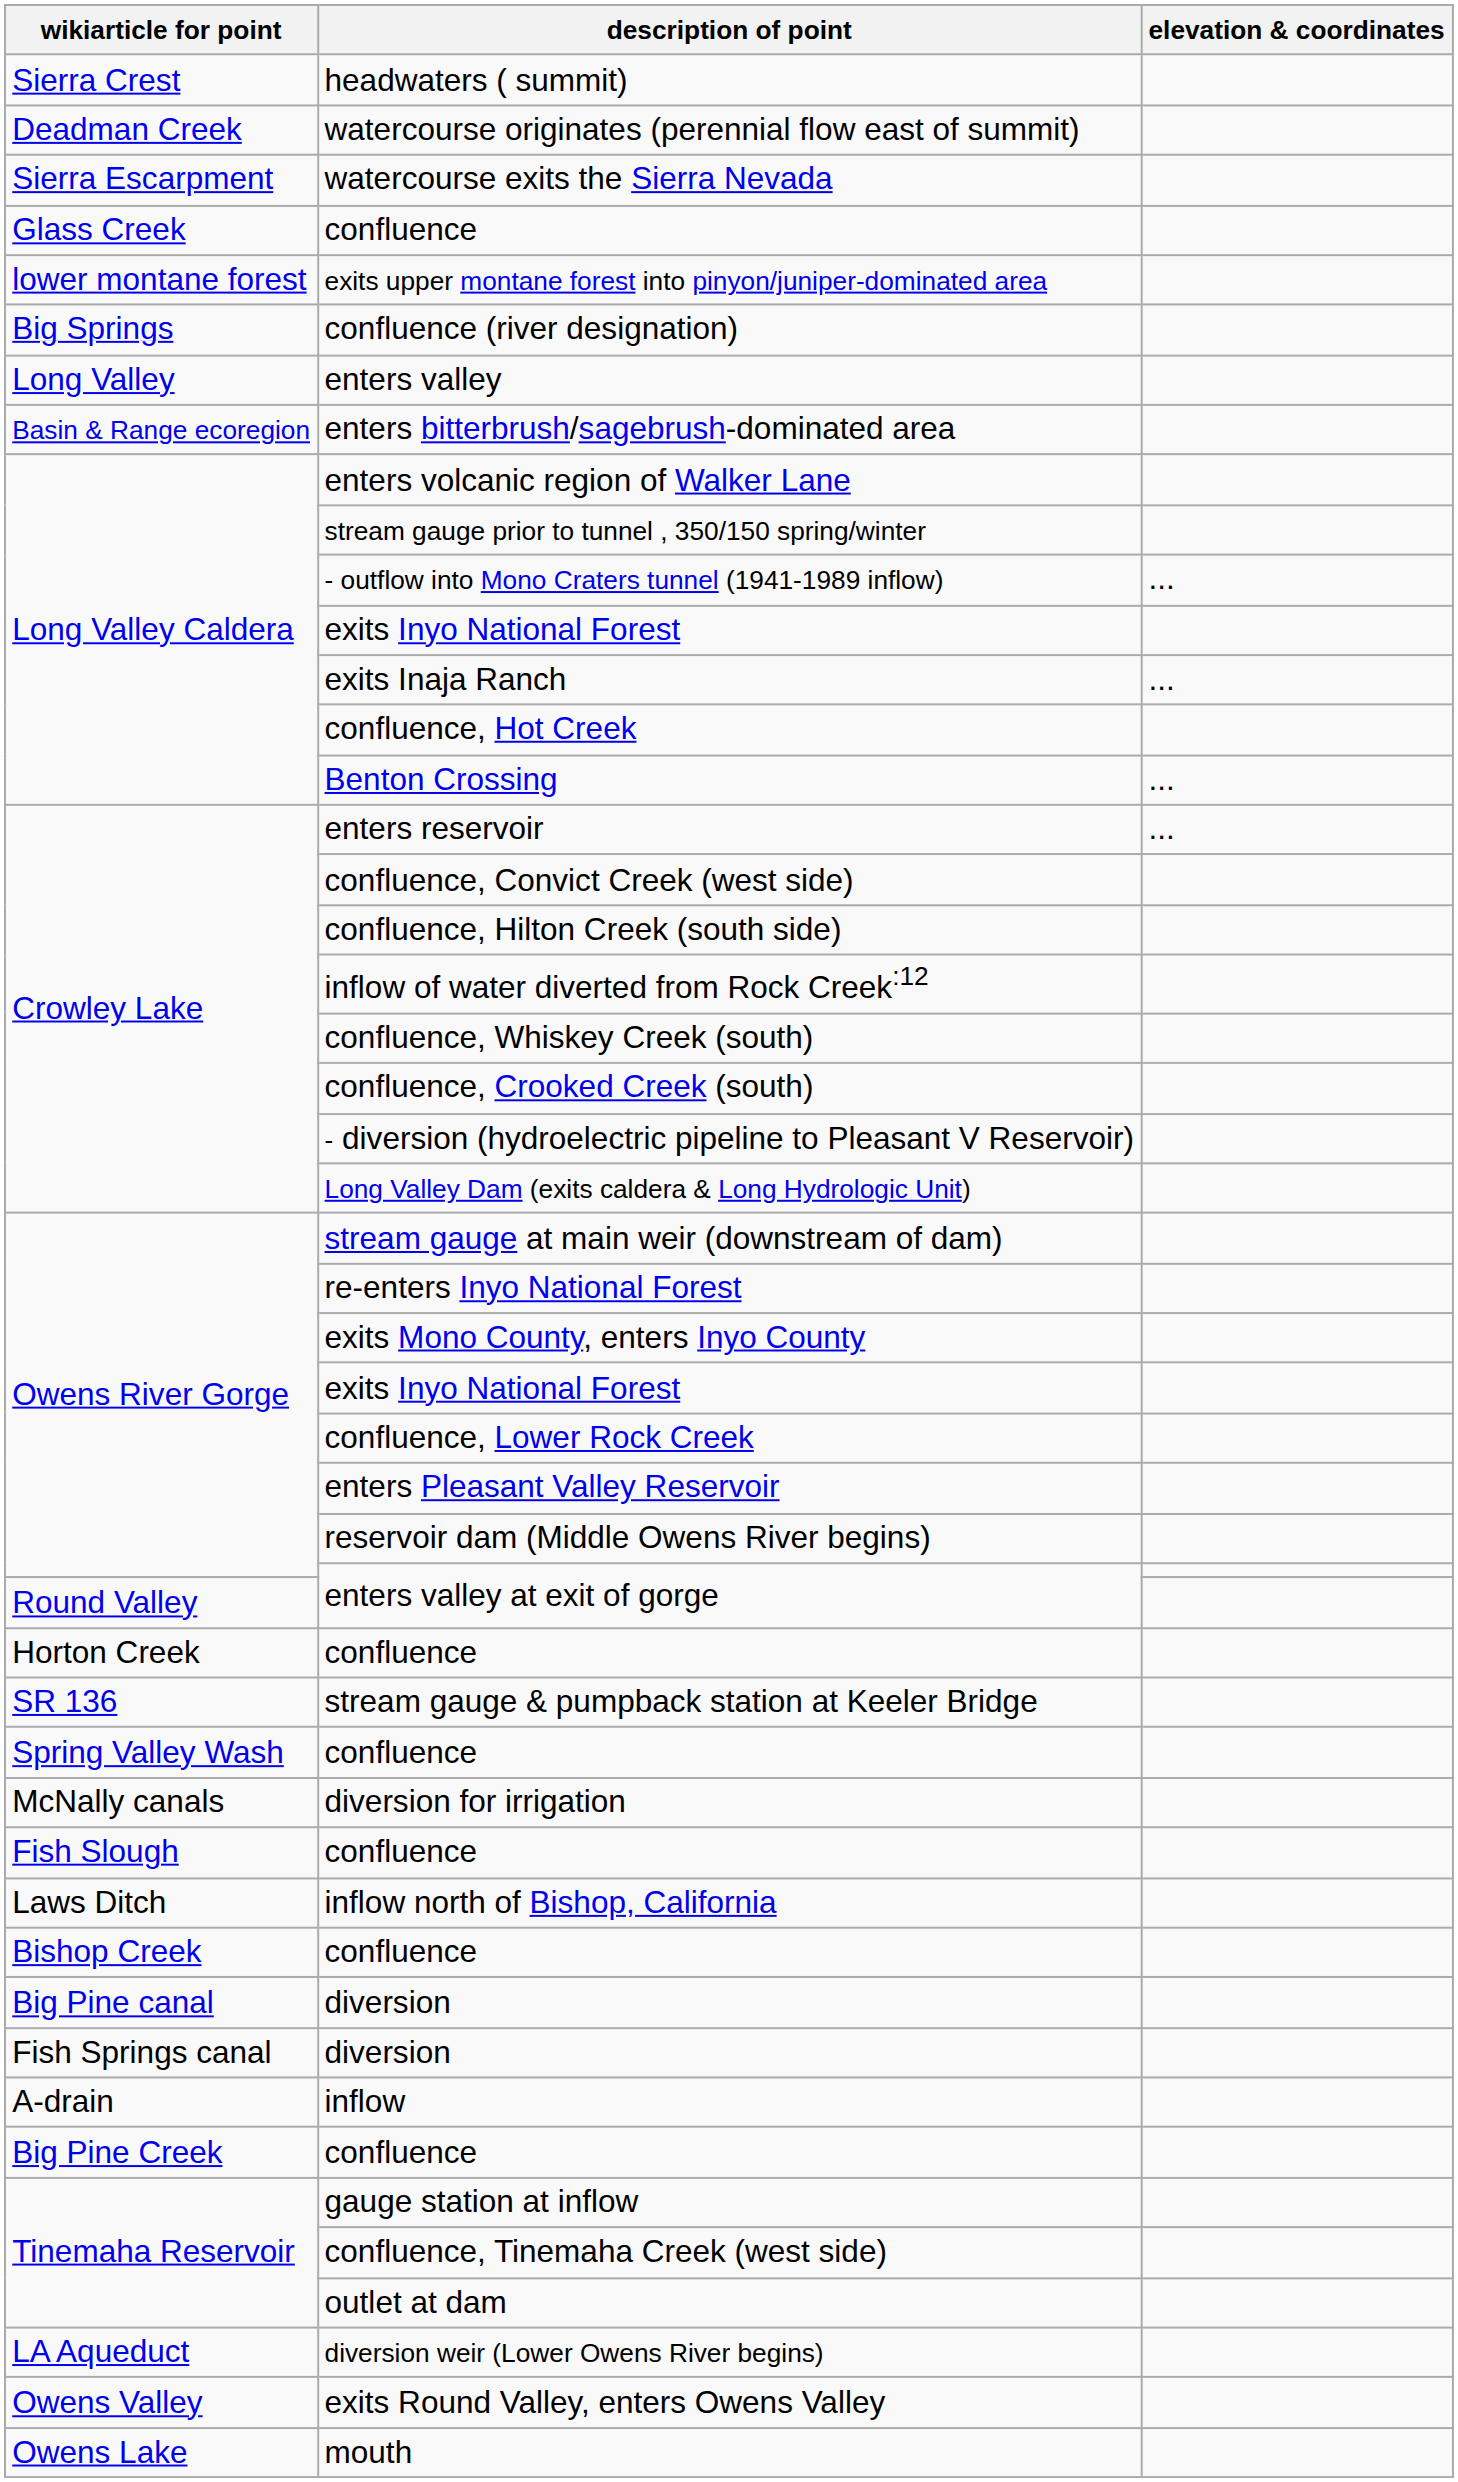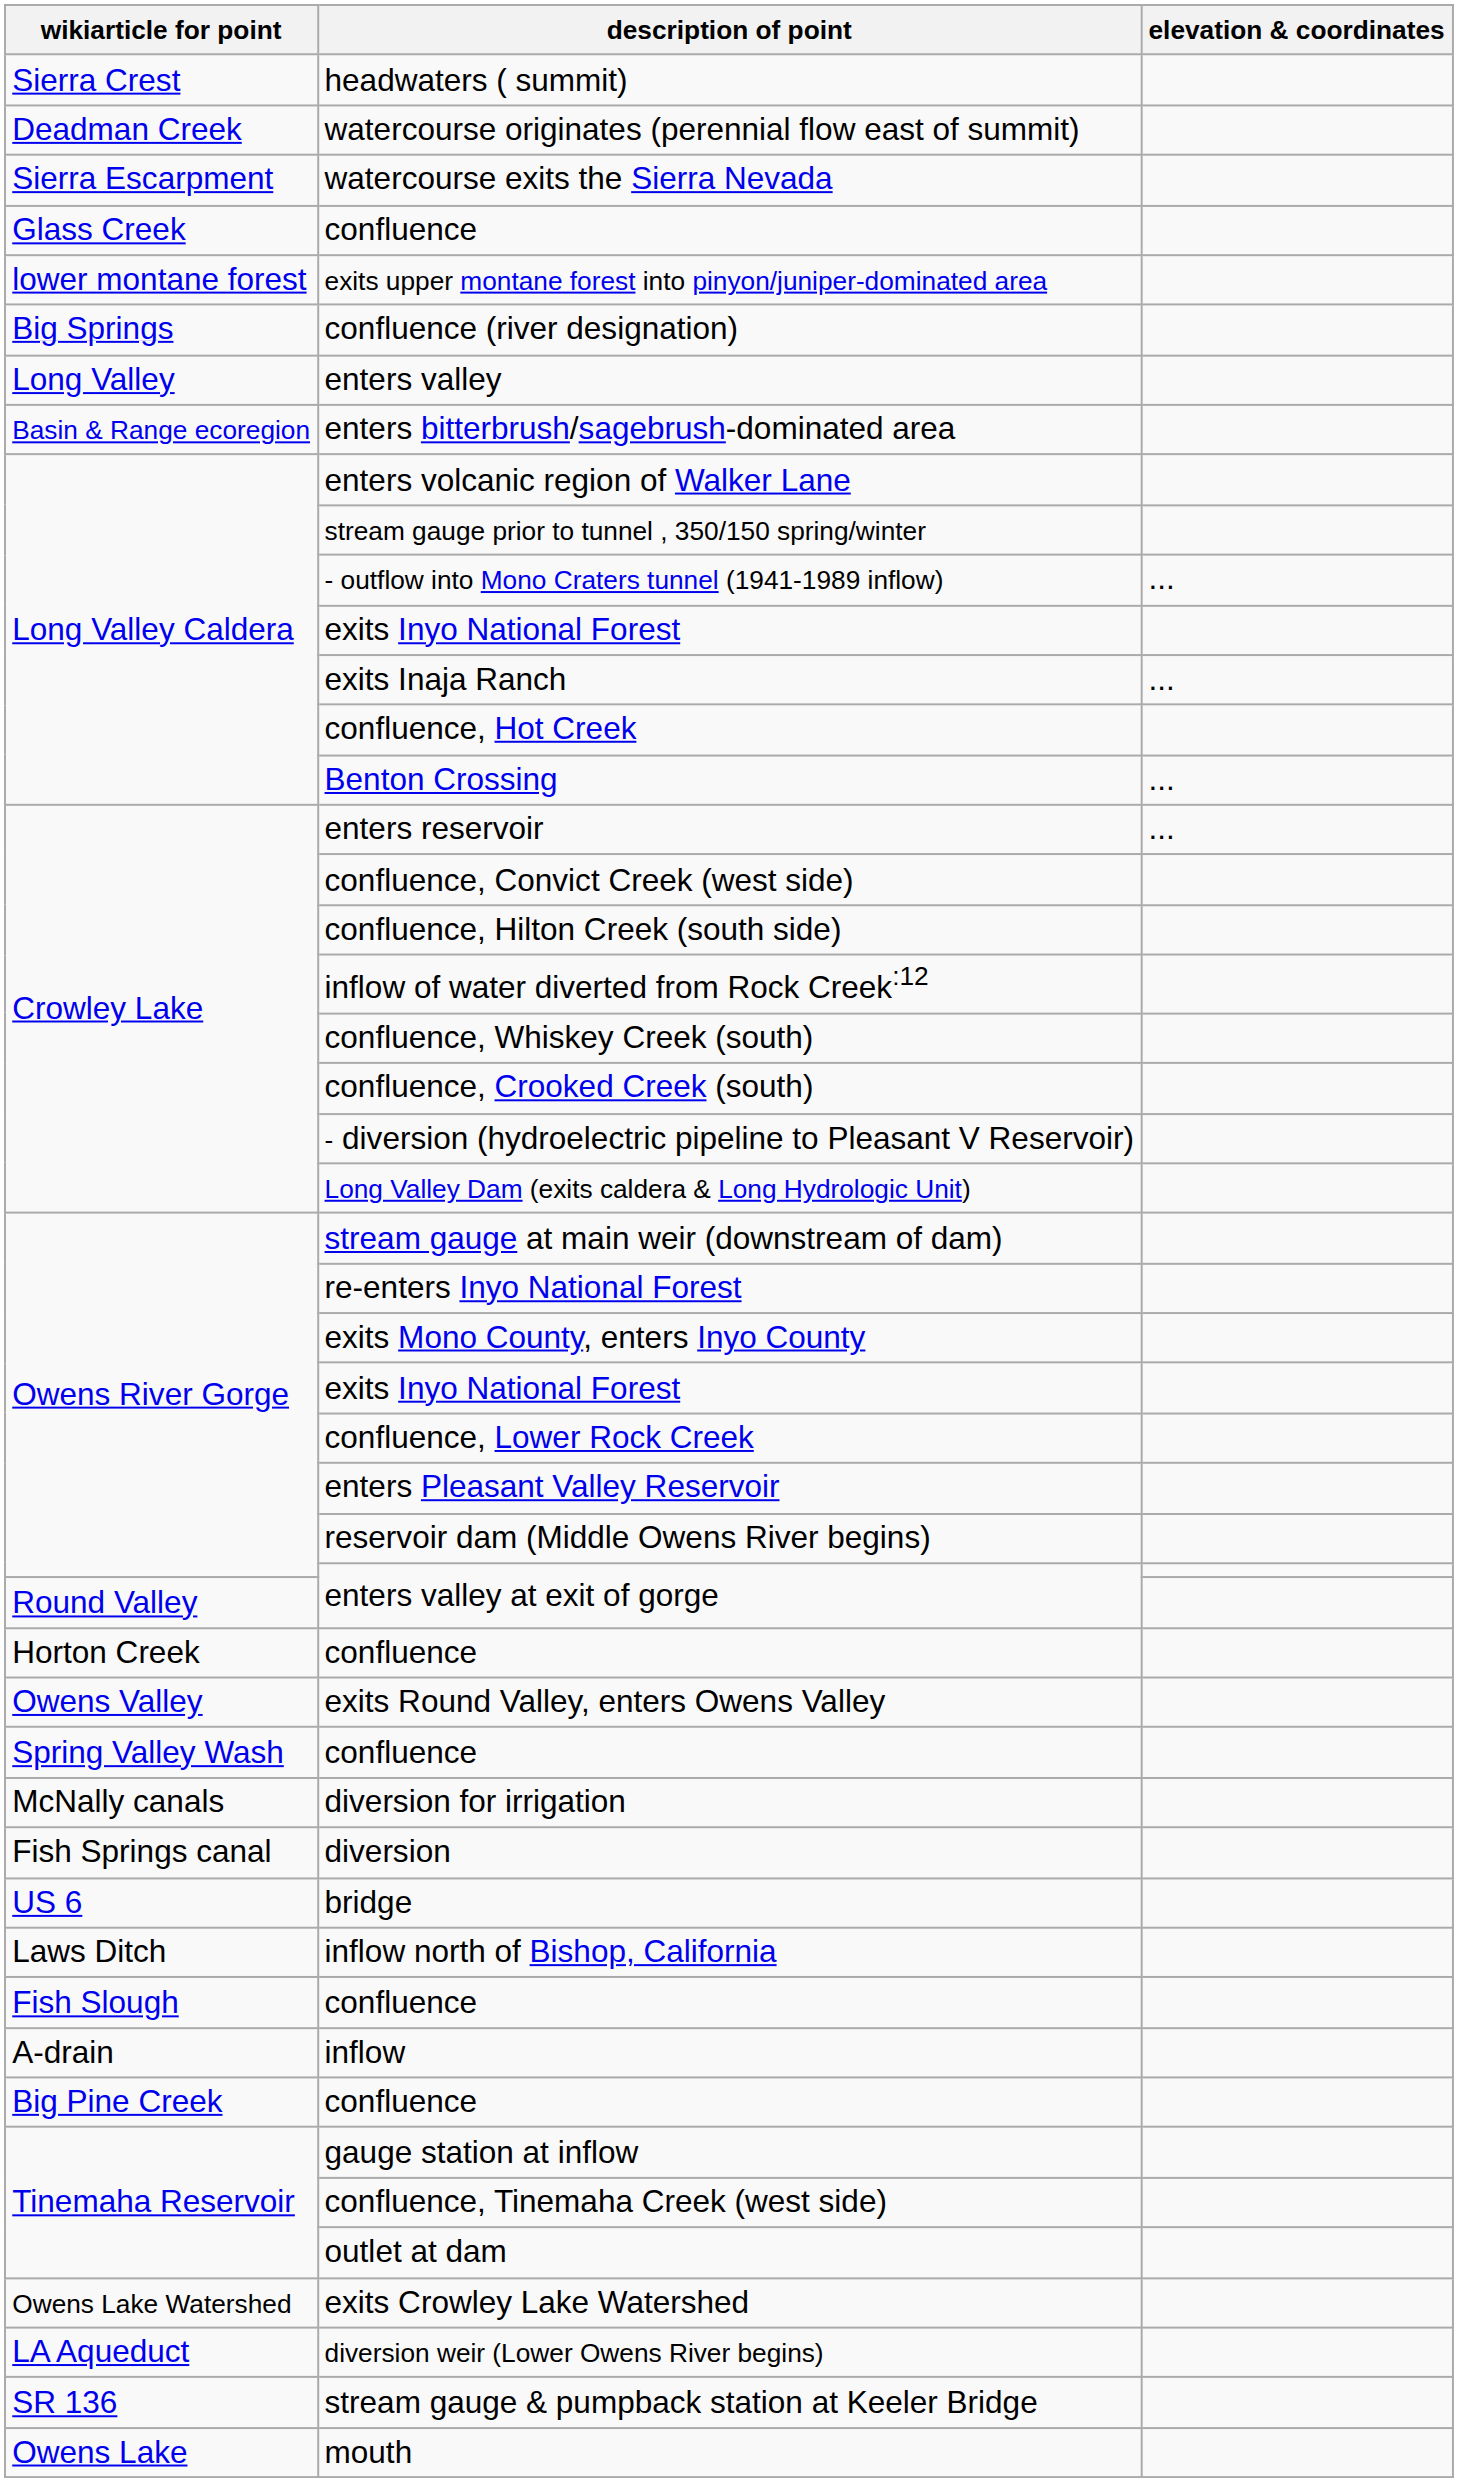rows swapped: (107, 2402) <-> (65, 1702)
rows swapped: (95, 1852) <-> (142, 2052)
+ row: (47, 1902)
- row: (107, 1952)
- row: (113, 2002)
+ row: (152, 2304)
